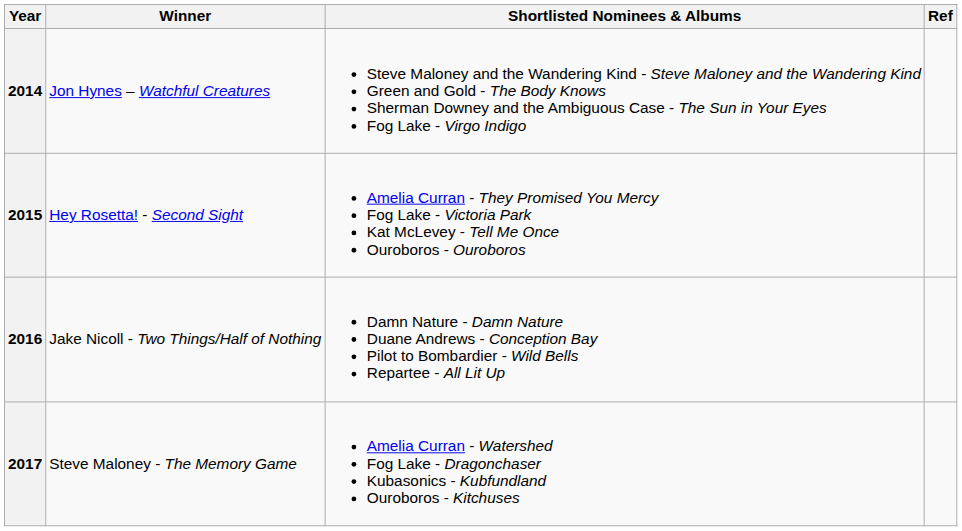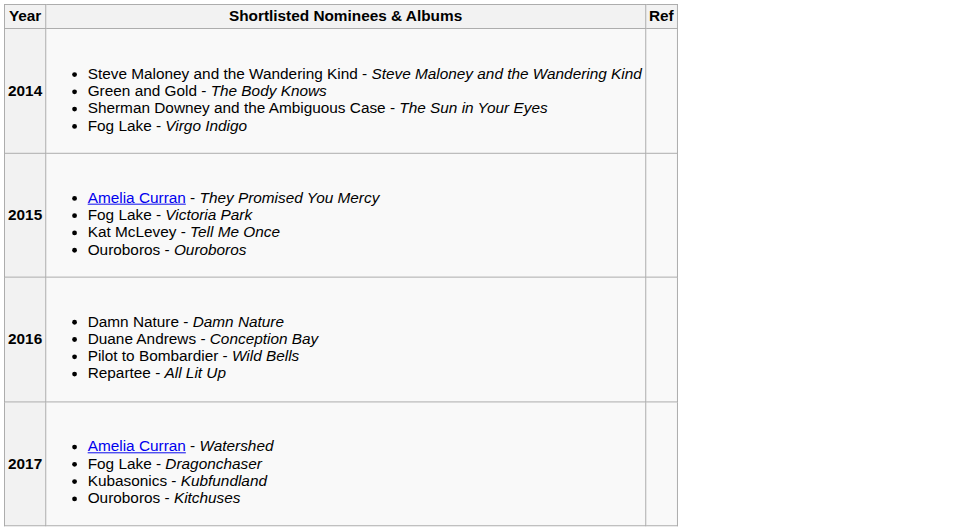- column: (185, 16)
